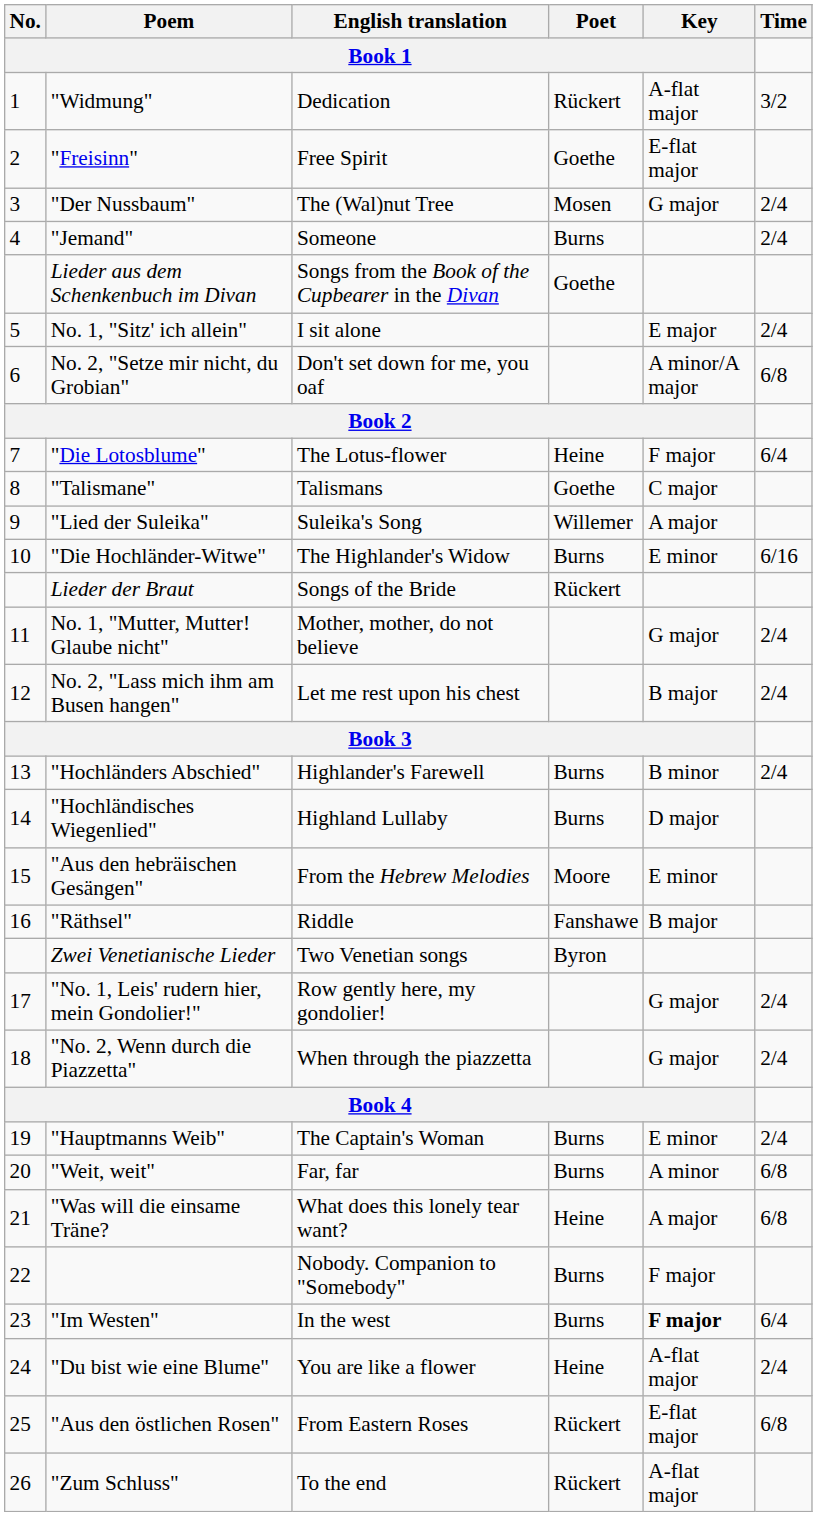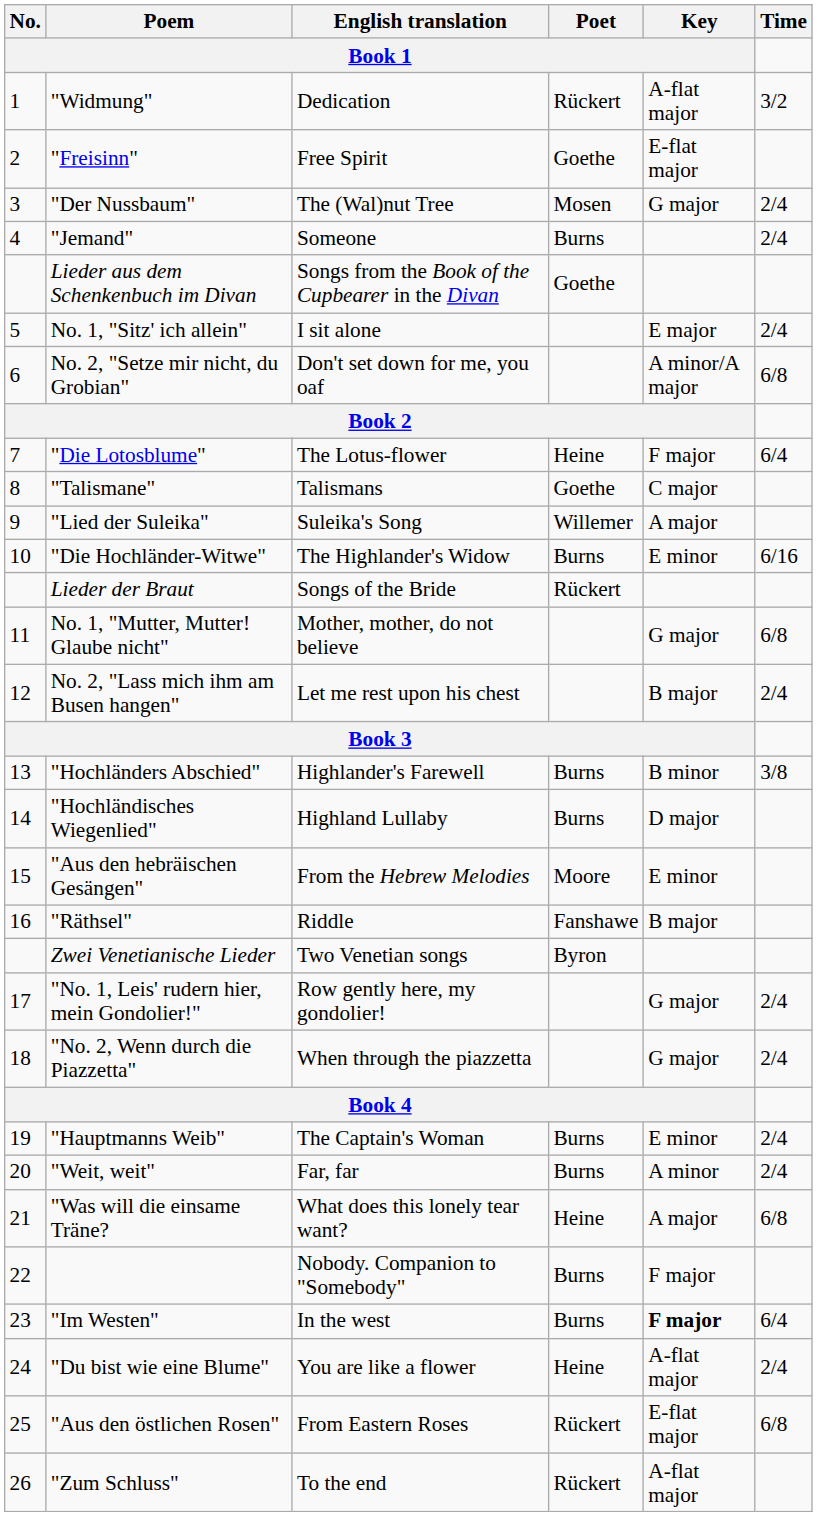(774, 635) 2/4 -> (774, 635) 6/8
(774, 772) 2/4 -> (774, 772) 3/8
(774, 1171) 6/8 -> (774, 1171) 2/4
